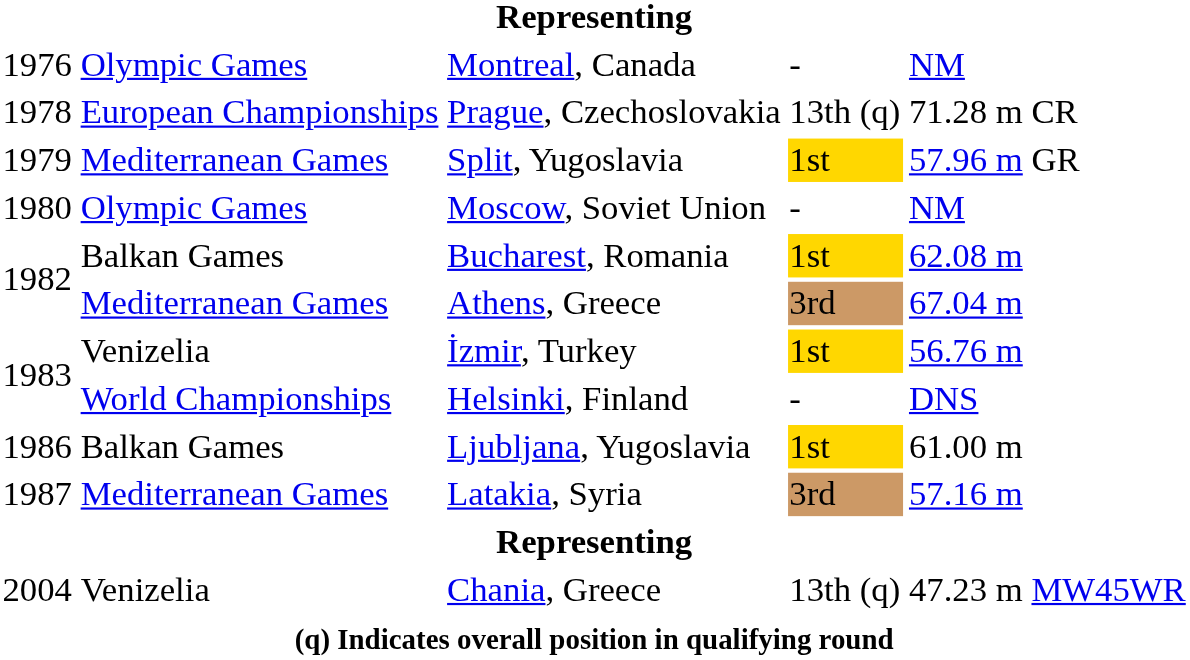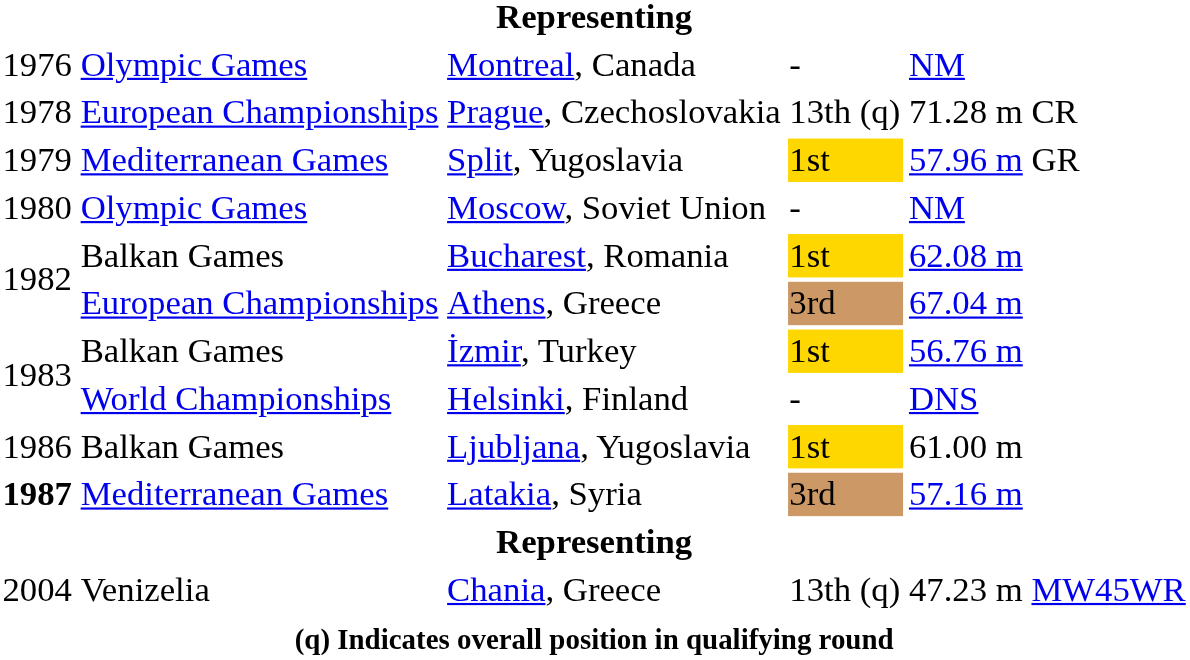(234, 302) Mediterranean Games -> (260, 302) European Championships
(145, 350) Venizelia -> (182, 350) Balkan Games
(37, 493) normal -> (37, 493) bold
